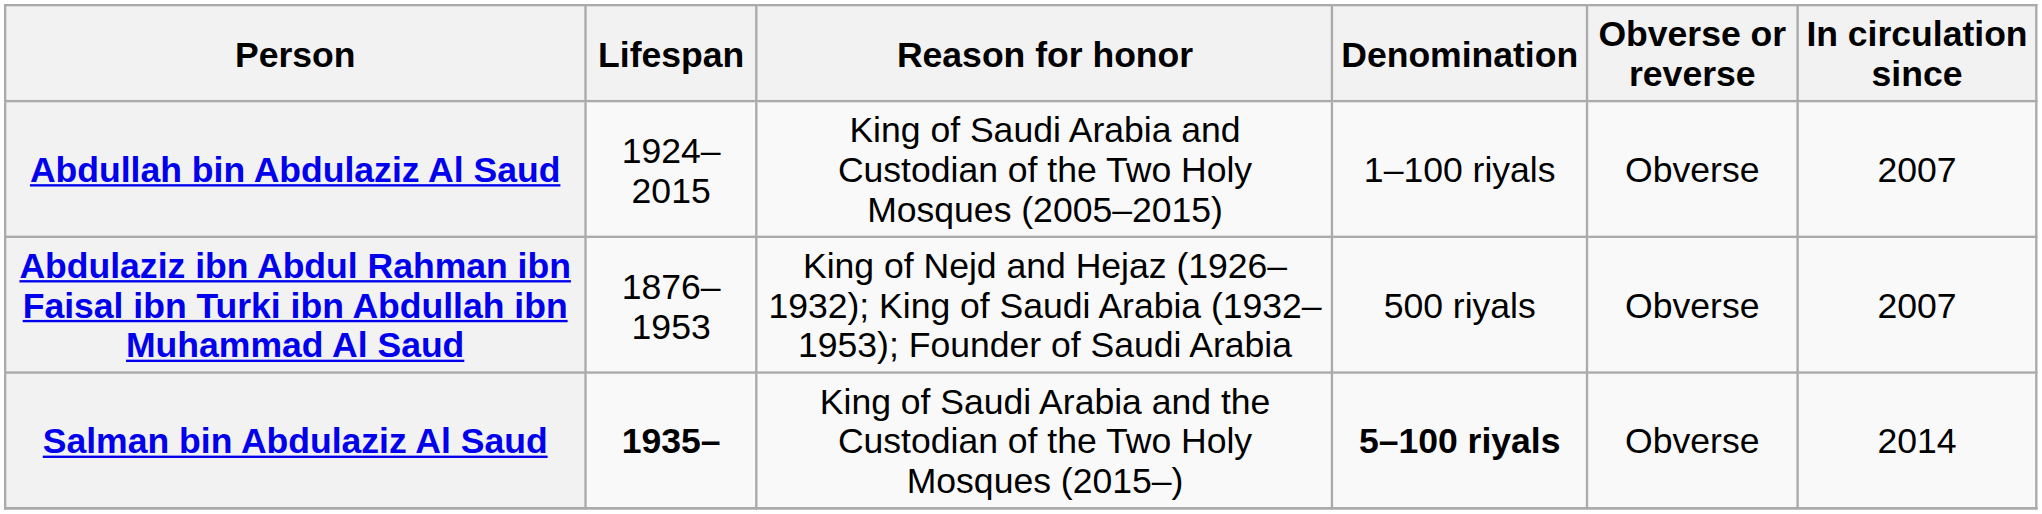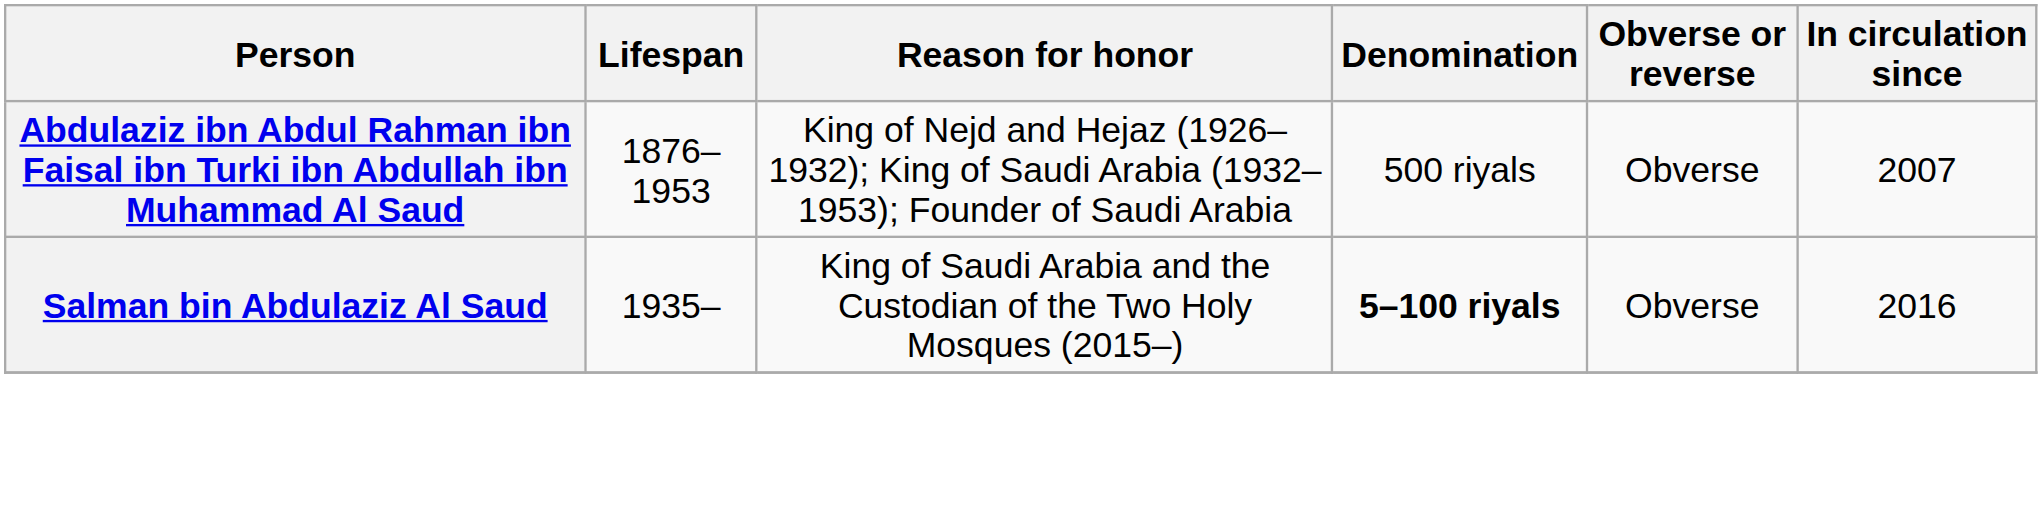- row: (295, 169)
(671, 441) bold -> (671, 305) normal
(1917, 441) 2014 -> (1917, 305) 2016
